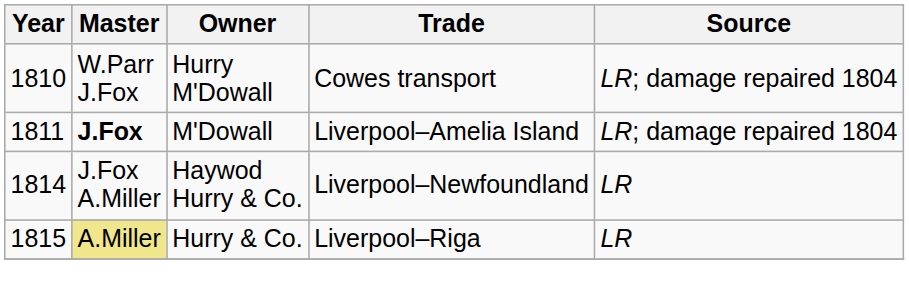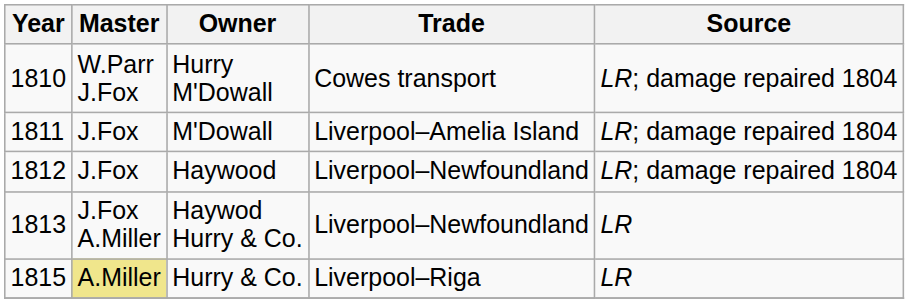(110, 131) bold -> (108, 131) normal
+ row: (224, 171)
(38, 185) 1814 -> (38, 224) 1813
